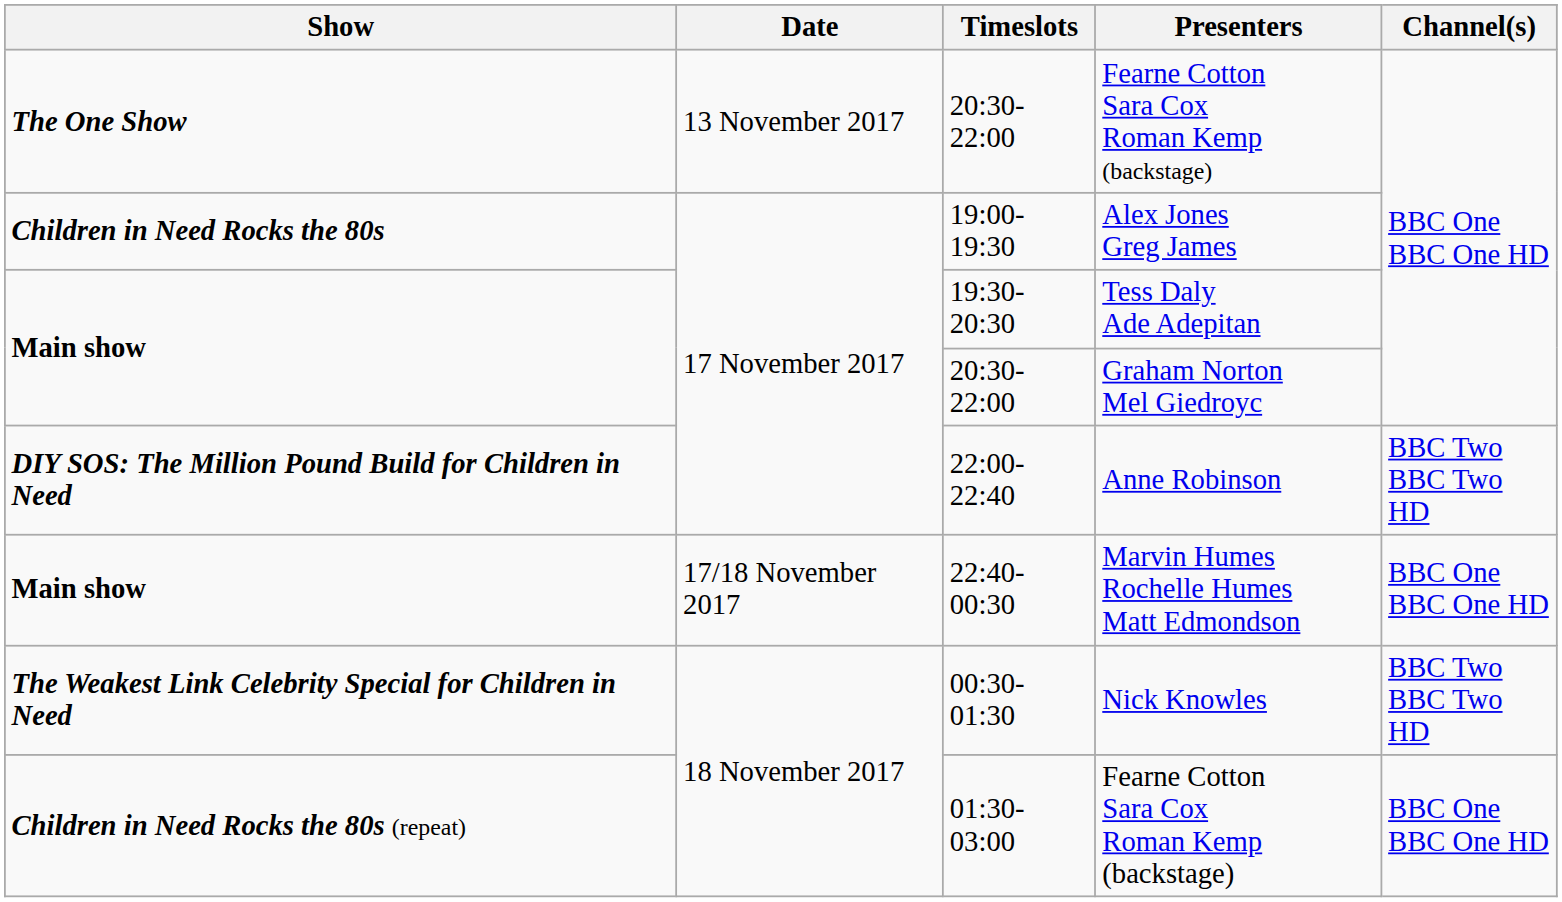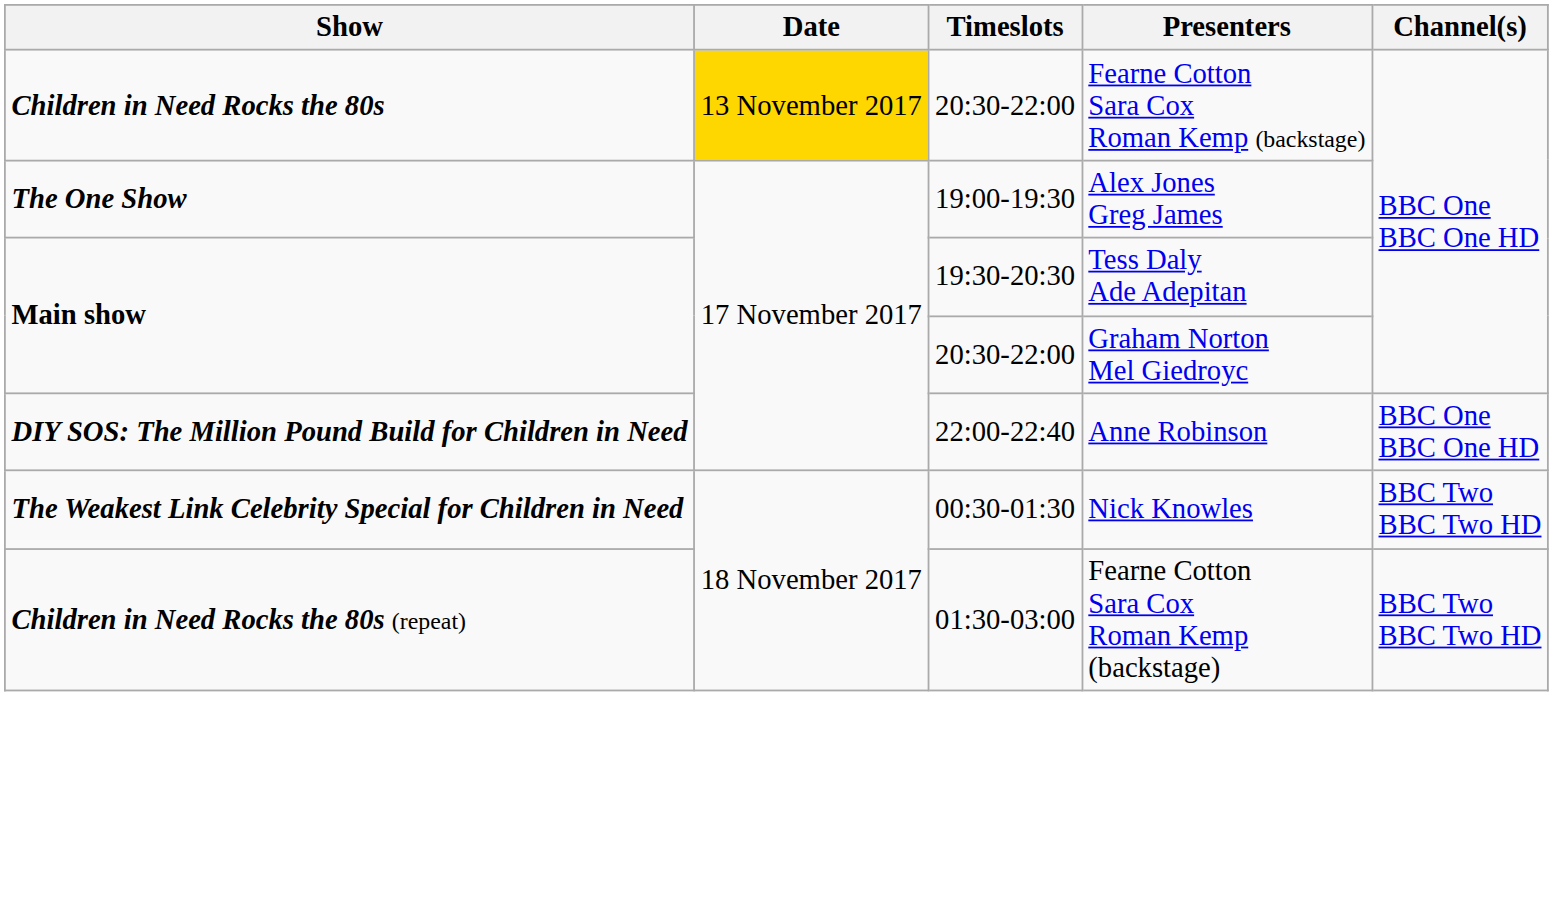(99, 120) The One Show -> (198, 104) Children in Need Rocks the 80s
(794, 120) no background -> (811, 104) gold background
(198, 230) Children in Need Rocks the 80s -> (99, 198) The One Show
(1445, 479) BBC Two BBC Two HD -> (1459, 431) BBC One BBC One HD
- row: (987, 589)
(1468, 825) BBC One BBC One HD -> (1460, 619) BBC Two BBC Two HD
